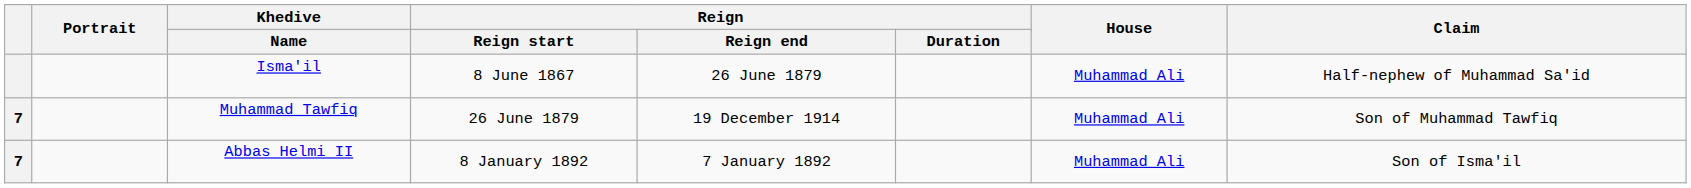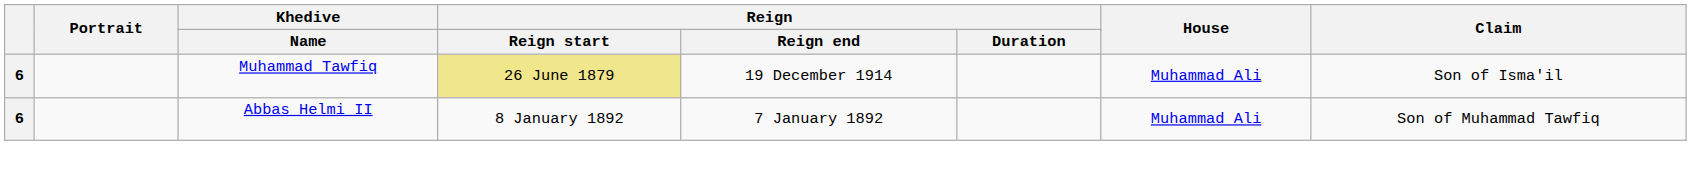- row: (289, 67)
(18, 119) 7 -> (19, 76) 6
(524, 119) no background -> (559, 76) khaki background
(1457, 119) Son of Muhammad Tawfiq -> (1498, 76) Son of Isma'il
(18, 161) 7 -> (19, 119) 6
(1457, 161) Son of Isma'il -> (1498, 119) Son of Muhammad Tawfiq
